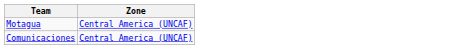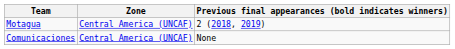+ column: (322, 11)
